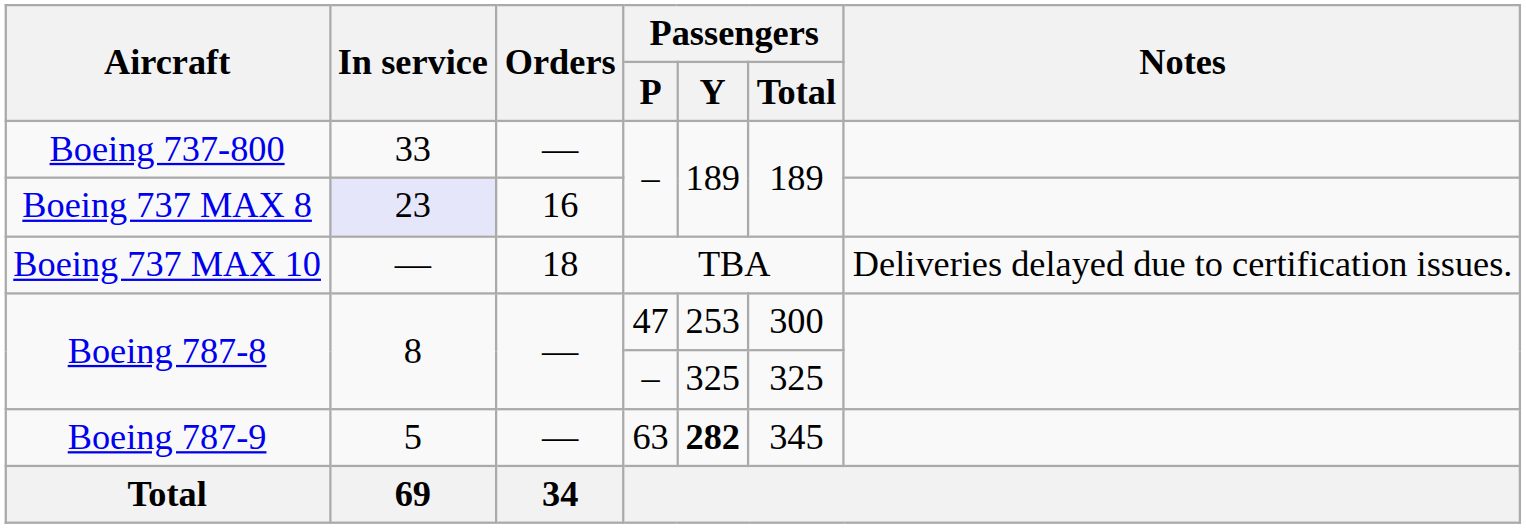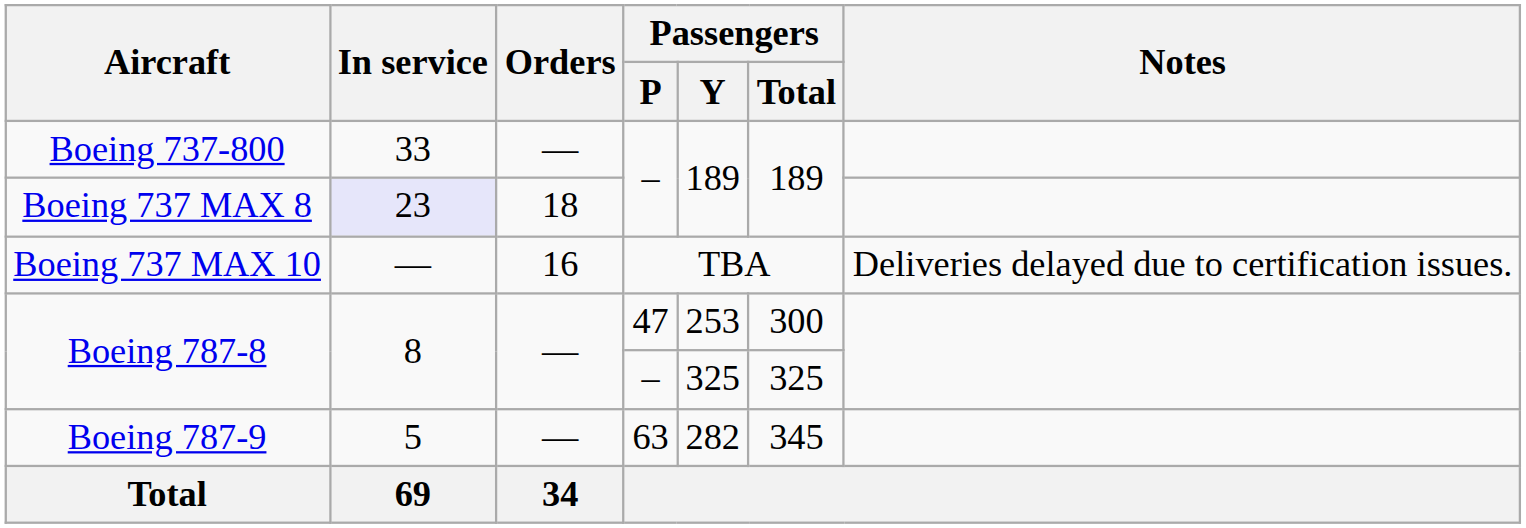(560, 206) 16 -> (560, 206) 18
(560, 263) 18 -> (560, 263) 16
(713, 436) bold -> (713, 436) normal
